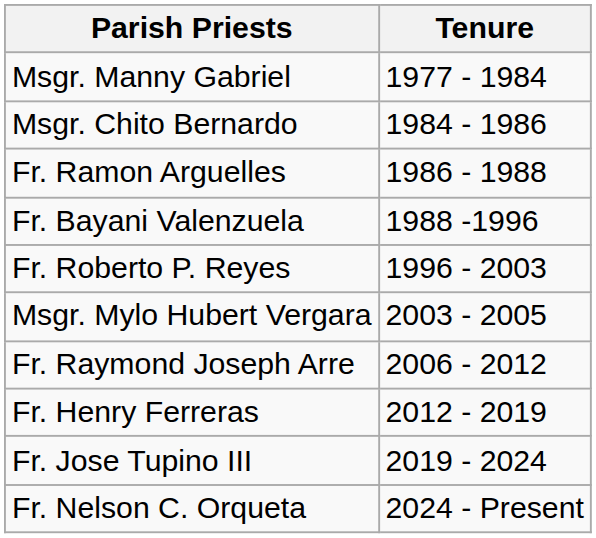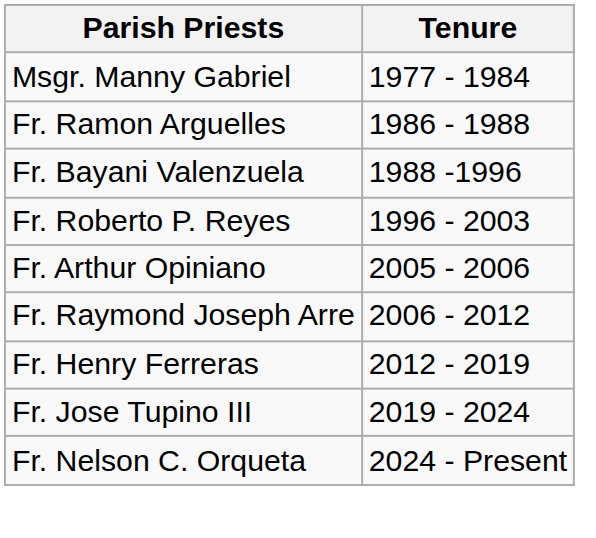- row: (155, 124)
- row: (192, 316)
+ row: (139, 268)
